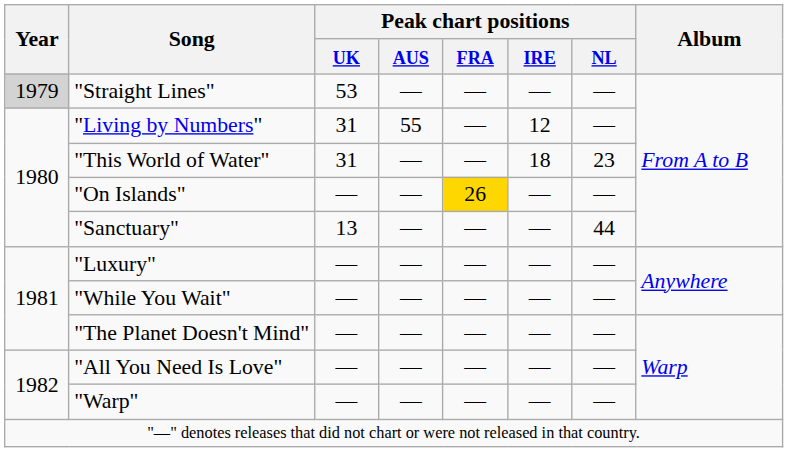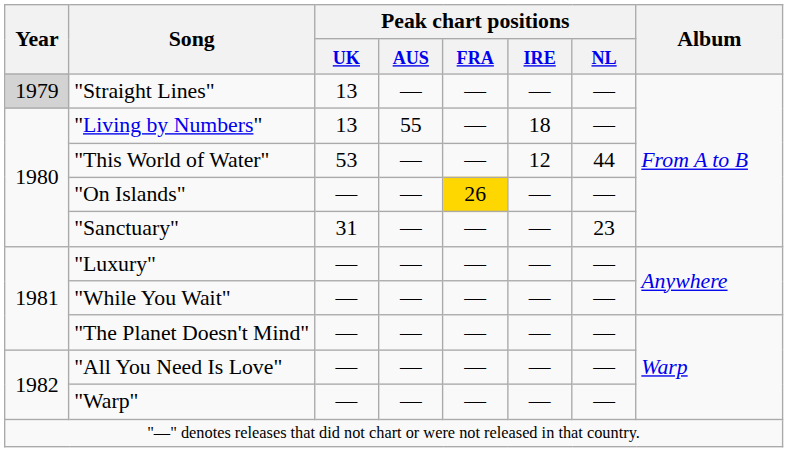(346, 90) 53 -> (346, 90) 13
(346, 125) 31 -> (346, 125) 13
(540, 125) 12 -> (540, 125) 18
(346, 159) 31 -> (346, 159) 53
(540, 159) 18 -> (540, 159) 12
(604, 159) 23 -> (604, 159) 44
(346, 228) 13 -> (346, 228) 31
(604, 228) 44 -> (604, 228) 23
